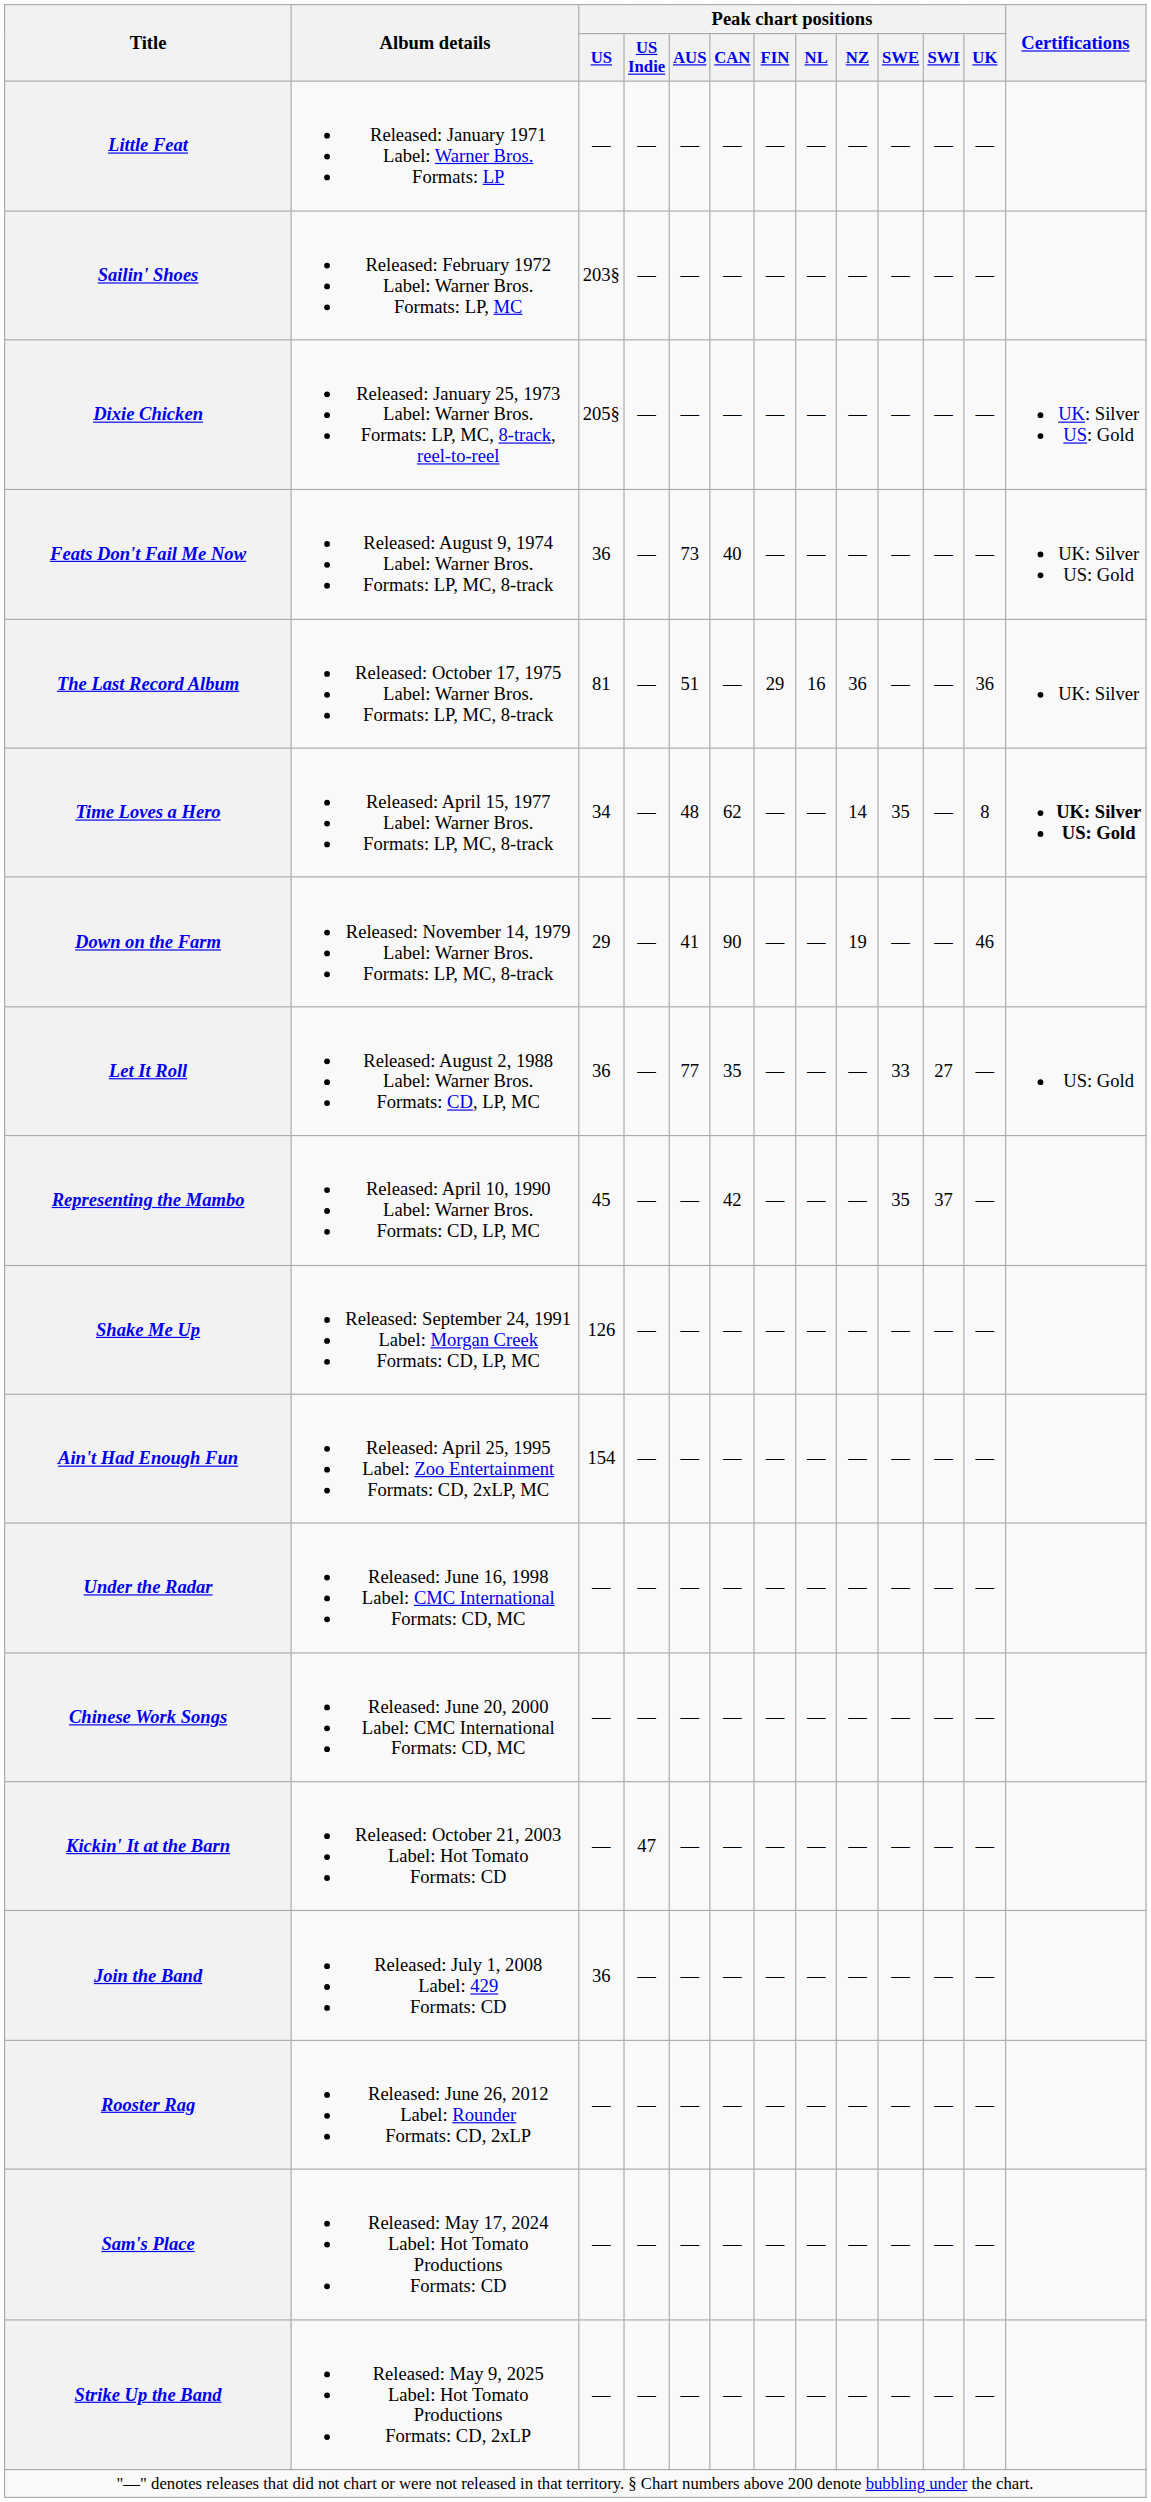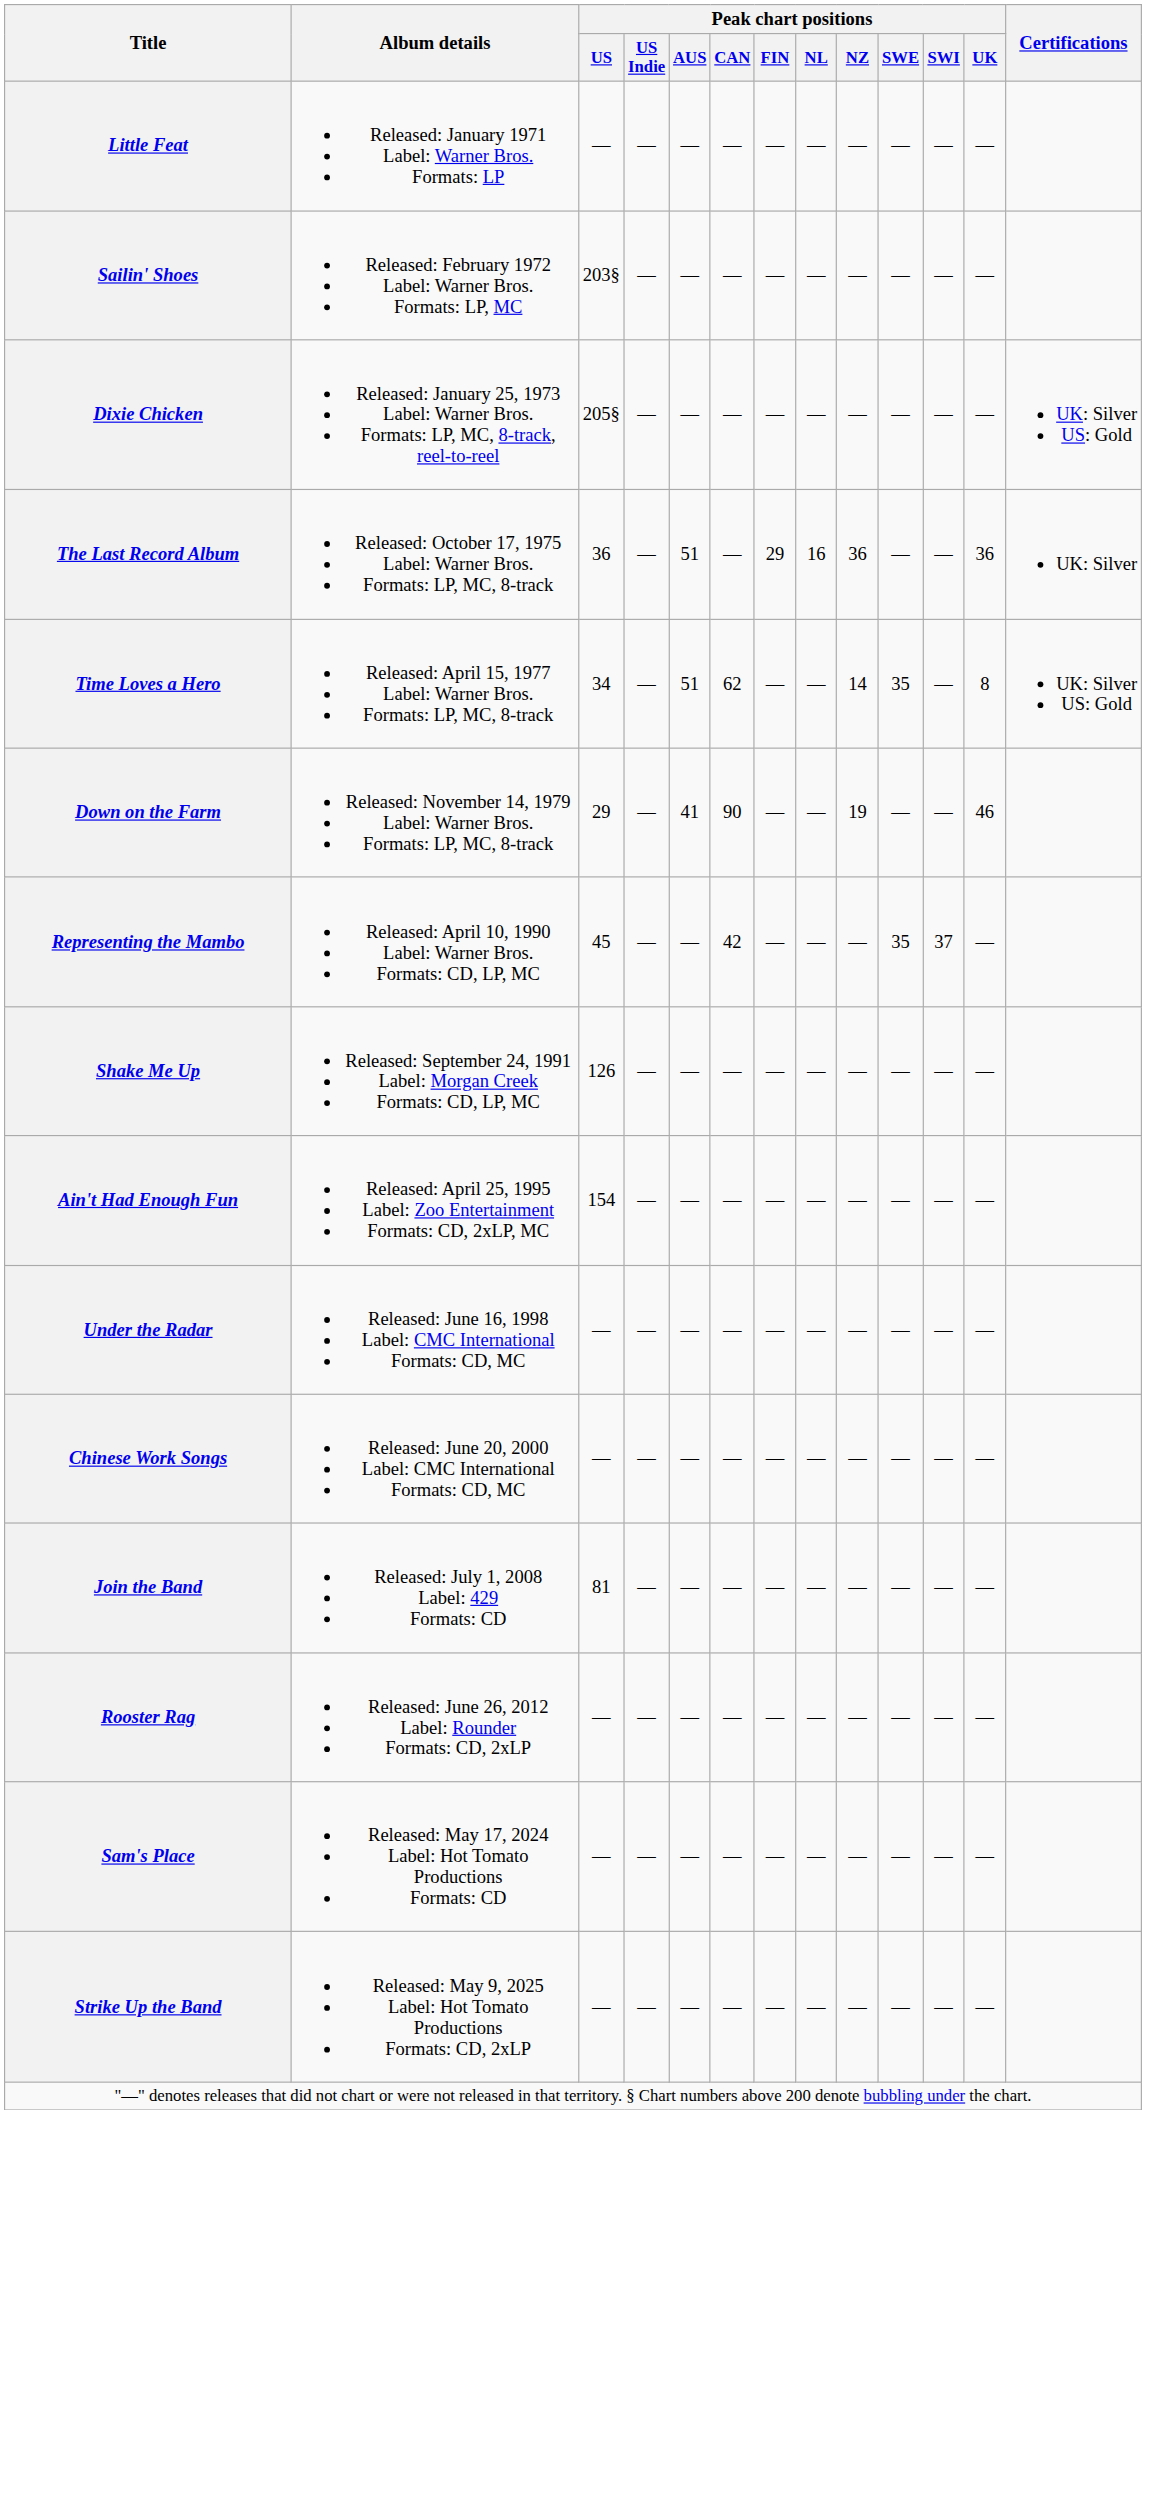- row: (148, 554)
(601, 683) 81 -> (601, 554) 36
(690, 812) 48 -> (690, 683) 51
(1075, 823) bold -> (1073, 694) normal
- row: (148, 1071)
- row: (148, 1846)
(601, 1975) 36 -> (601, 1587) 81
